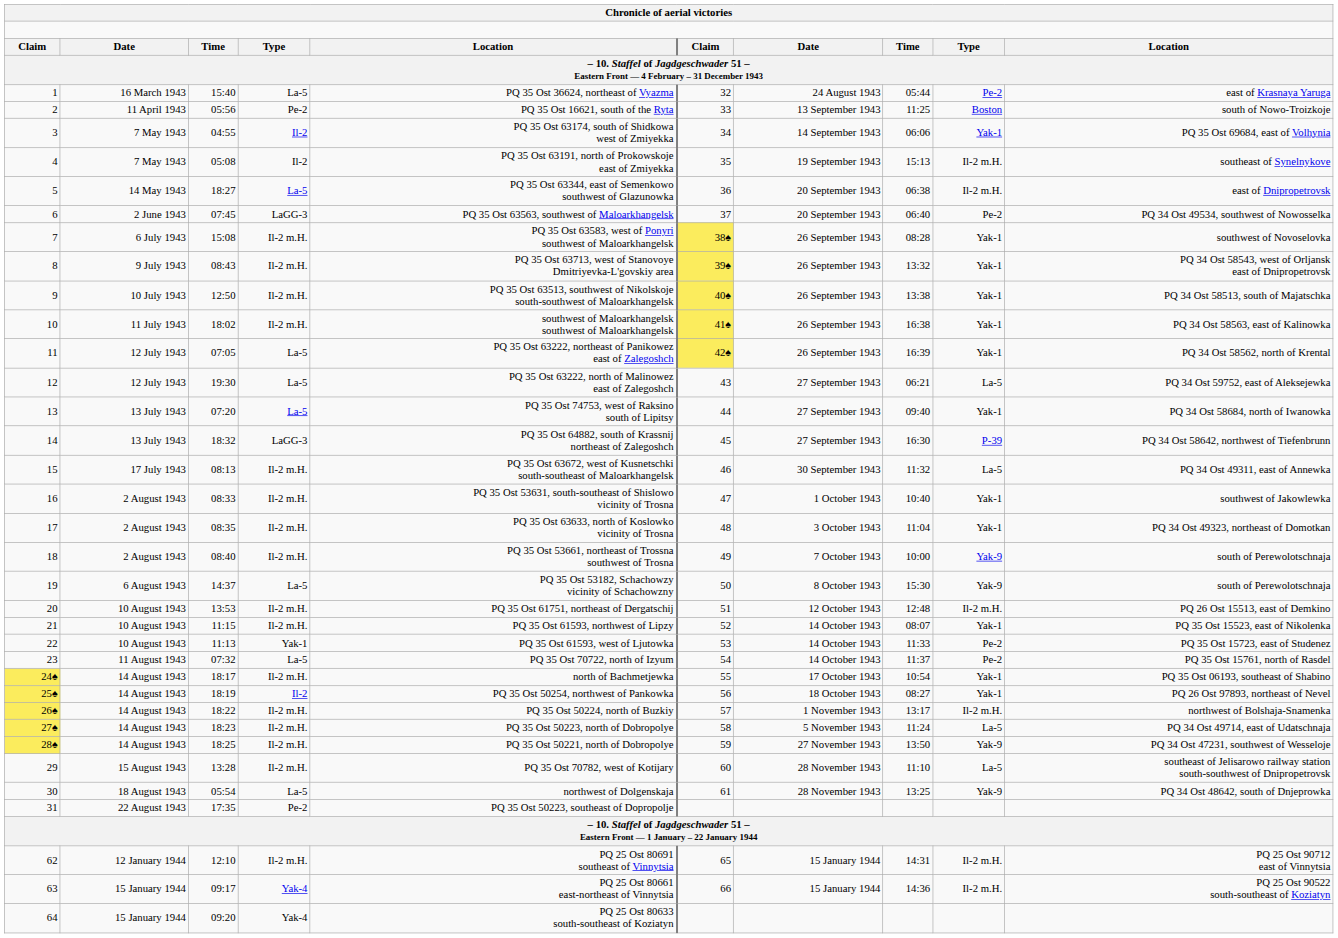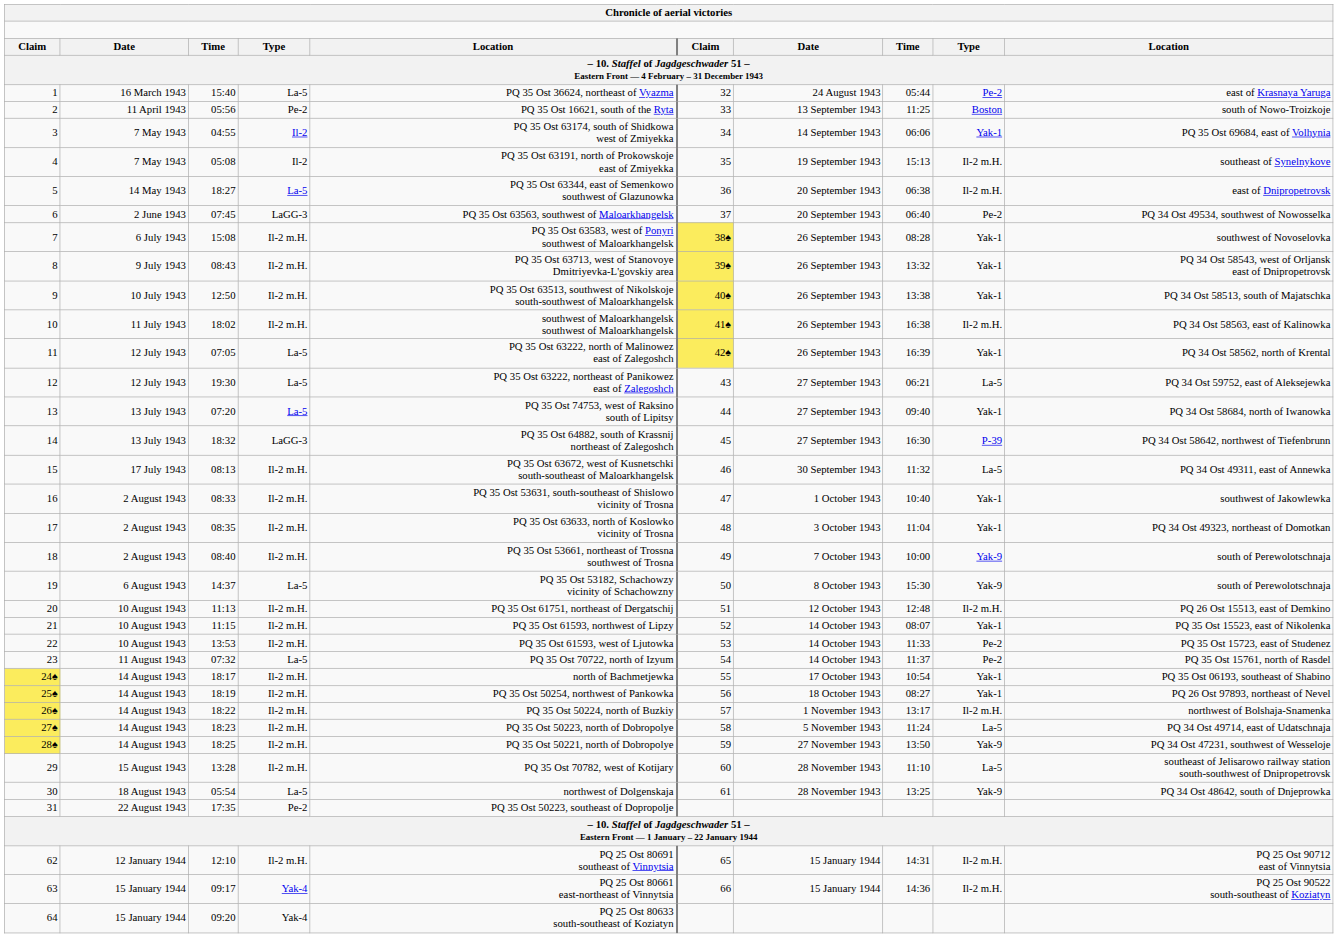(989, 324) Yak-1 -> (982, 324) Il-2 m.H.
(583, 353) PQ 35 Ost 63222, northeast of Panikowez east of Zalegoshch -> (591, 353) PQ 35 Ost 63222, north of Malinowez east of Zalegoshch
(591, 382) PQ 35 Ost 63222, north of Malinowez east of Zalegoshch -> (583, 382) PQ 35 Ost 63222, northeast of Panikowez east of Zalegoshch
(223, 609) 13:53 -> (224, 609) 11:13
(224, 643) 11:13 -> (223, 643) 13:53
(295, 643) Yak-1 -> (288, 643) Il-2 m.H.
(300, 694) Il-2 -> (288, 694) Il-2 m.H.
